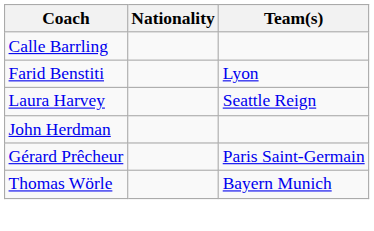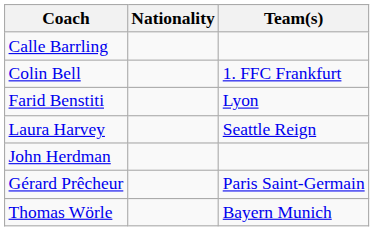+ row: (45, 73)
